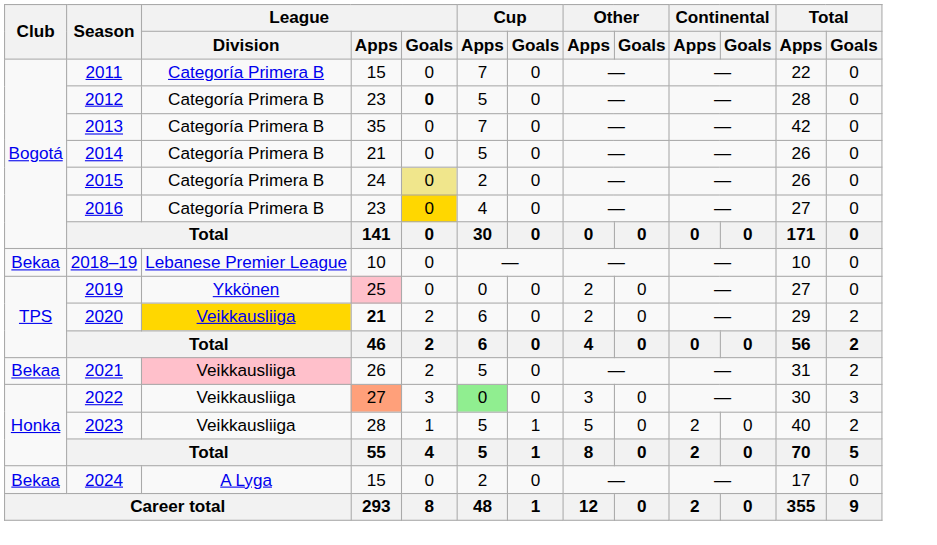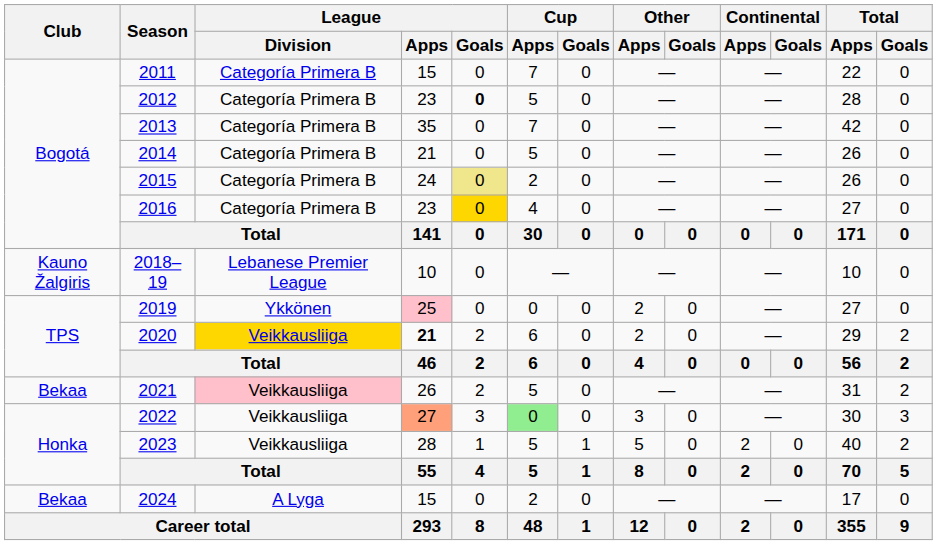(36, 262) Bekaa -> (62, 272) Kauno Žalgiris
